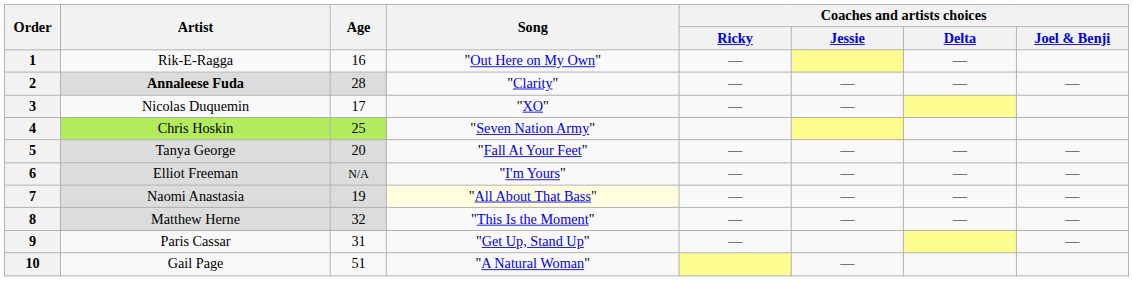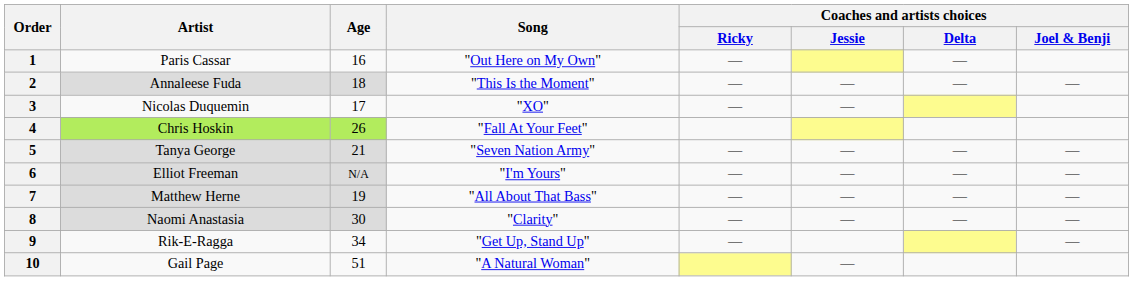(196, 60) Rik-E-Ragga -> (196, 60) Paris Cassar
(196, 83) bold -> (196, 83) normal
(358, 83) 28 -> (358, 83) 18
(533, 83) "Clarity" -> (533, 83) "This Is the Moment"
(358, 128) 25 -> (358, 128) 26
(533, 128) "Seven Nation Army" -> (533, 128) "Fall At Your Feet"
(358, 151) 20 -> (358, 151) 21
(533, 151) "Fall At Your Feet" -> (533, 151) "Seven Nation Army"
(196, 196) Naomi Anastasia -> (196, 196) Matthew Herne
(533, 196) lightyellow background -> (533, 196) no background
(196, 219) Matthew Herne -> (196, 219) Naomi Anastasia
(358, 219) 32 -> (358, 219) 30
(533, 219) "This Is the Moment" -> (533, 219) "Clarity"
(196, 241) Paris Cassar -> (196, 241) Rik-E-Ragga
(358, 241) 31 -> (358, 241) 34
